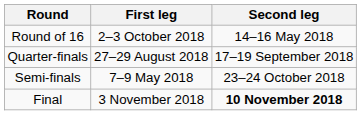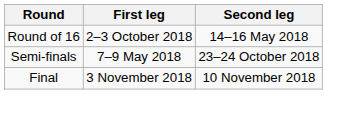- row: (48, 57)
(284, 99) bold -> (259, 78) normal
